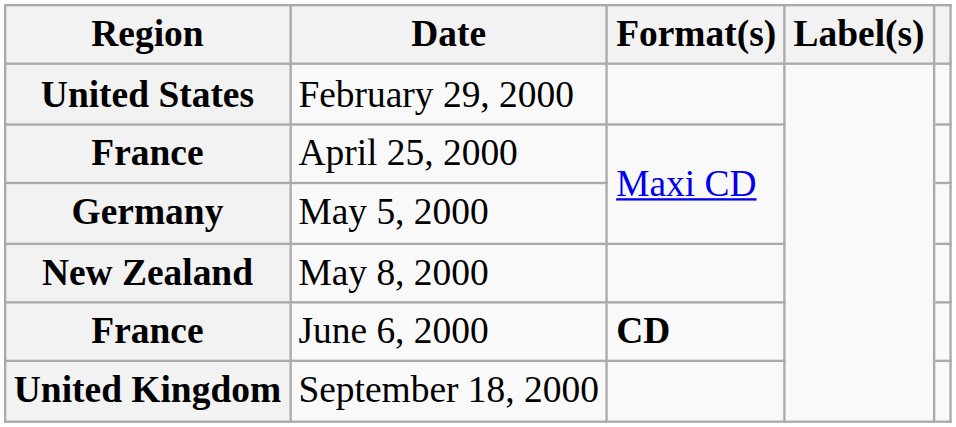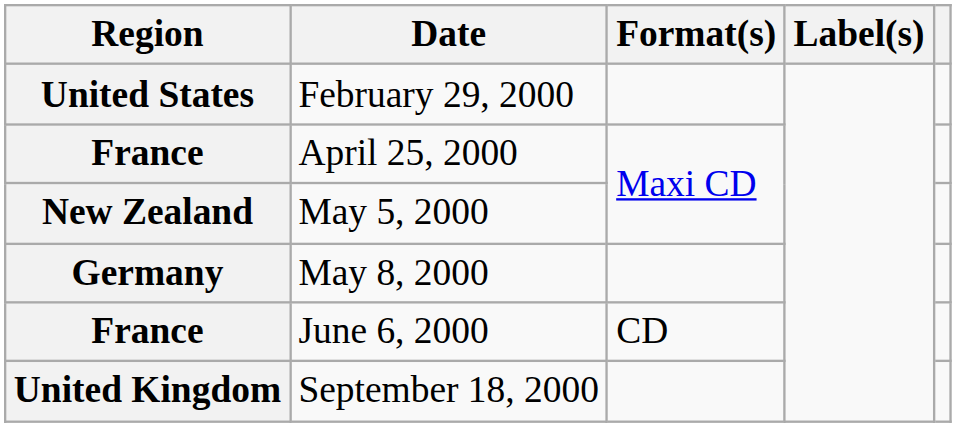(147, 212) Germany -> (147, 212) New Zealand
(147, 271) New Zealand -> (147, 271) Germany
(643, 331) bold -> (642, 331) normal
